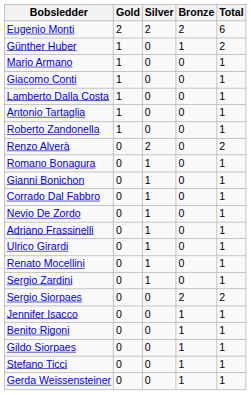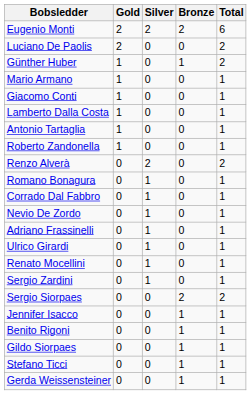+ row: (49, 46)
- row: (46, 180)
